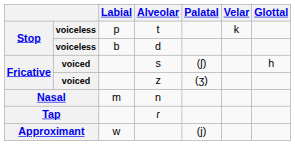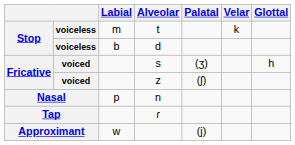(116, 30) p -> (116, 30) m
(201, 64) (ʃ) -> (201, 64) (ʒ)
(201, 81) (ʒ) -> (201, 81) (ʃ)
(116, 98) m -> (116, 98) p
